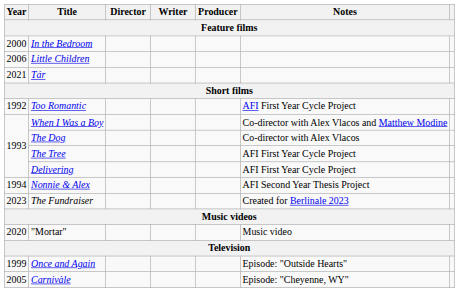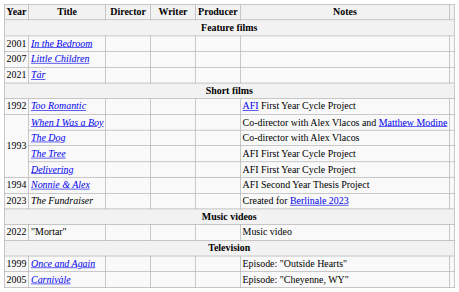(17, 43) 2000 -> (17, 43) 2001
(17, 59) 2006 -> (17, 59) 2007
(17, 232) 2020 -> (17, 232) 2022
